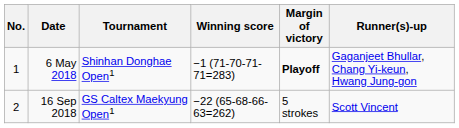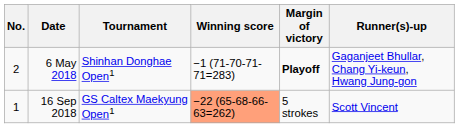(16, 69) 1 -> (16, 69) 2
(16, 107) 2 -> (16, 107) 1
(231, 107) no background -> (231, 107) lightsalmon background
